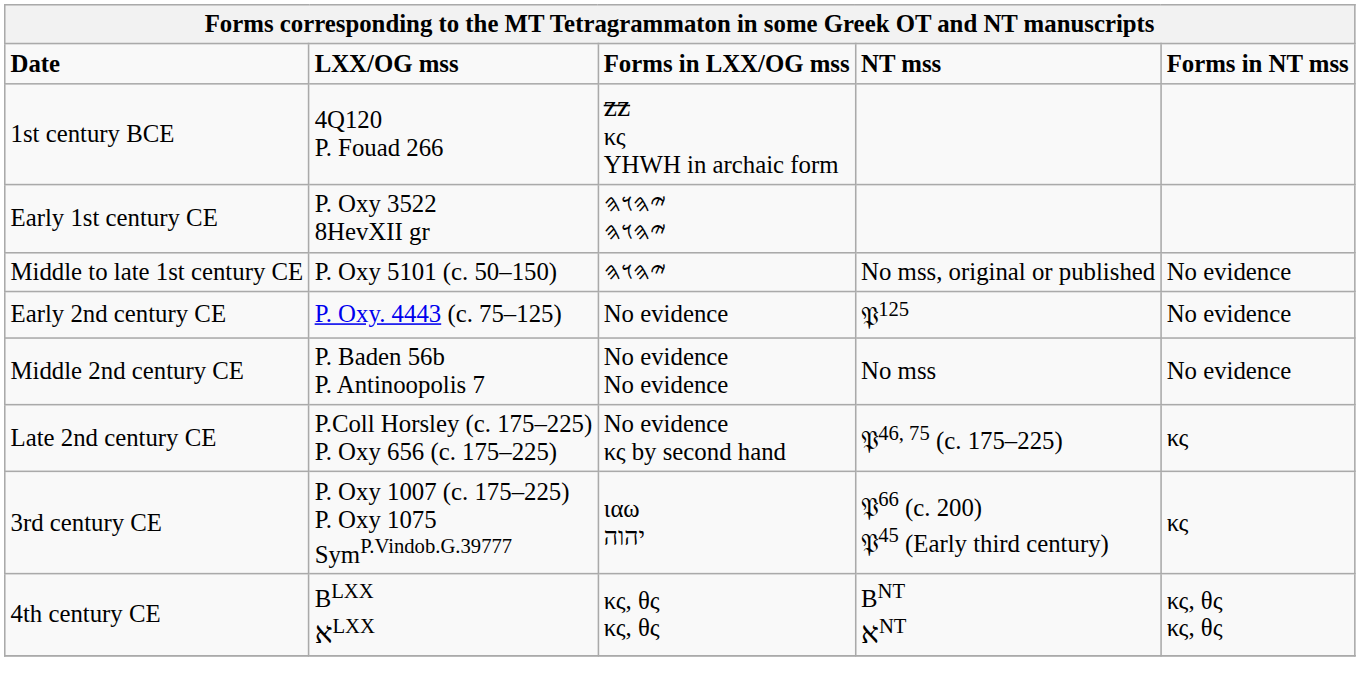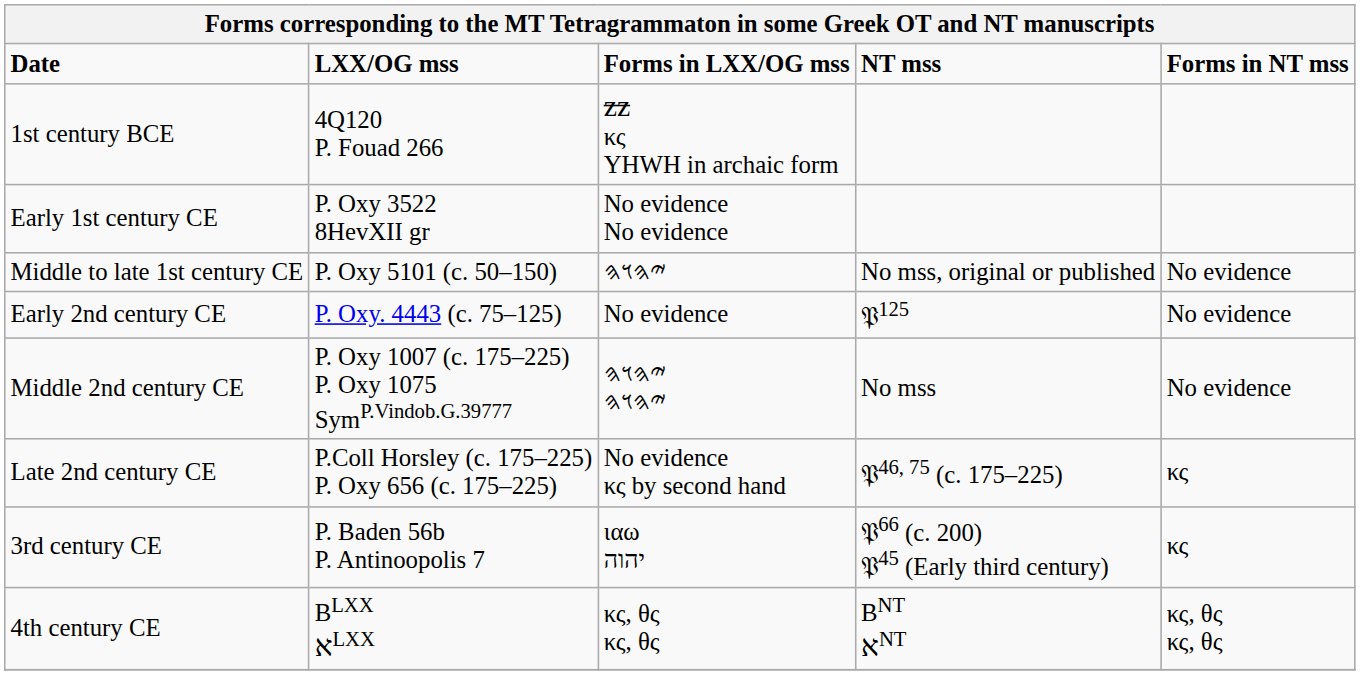(635, 218) 𐤉𐤄𐤅𐤄 𐤉𐤄𐤅𐤄 -> (666, 218) No evidence No evidence
(400, 370) P. Baden 56b P. Antinoopolis 7 -> (442, 388) P. Oxy 1007 (c. 175–225) P. Oxy 1075 SymP.Vindob.G.39777
(666, 370) No evidence No evidence -> (635, 388) 𐤉𐤄𐤅𐤄 𐤉𐤄𐤅𐤄
(442, 522) P. Oxy 1007 (c. 175–225) P. Oxy 1075 SymP.Vindob.G.39777 -> (400, 546) P. Baden 56b P. Antinoopolis 7
